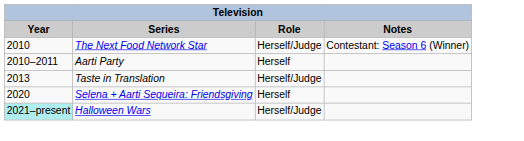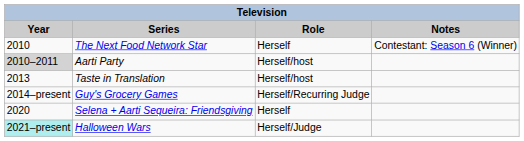(289, 45) Herself/Judge -> (274, 45) Herself
(32, 62) no background -> (32, 62) lightgrey background
(274, 62) Herself -> (285, 62) Herself/host
(289, 78) Herself/Judge -> (285, 78) Herself/host
+ row: (126, 95)
